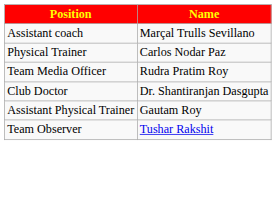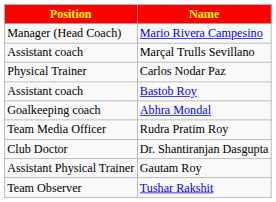+ row: (201, 33)
+ row: (168, 91)
+ row: (175, 110)
